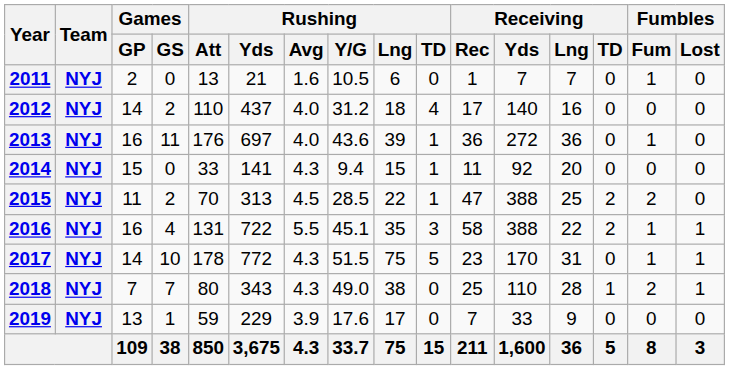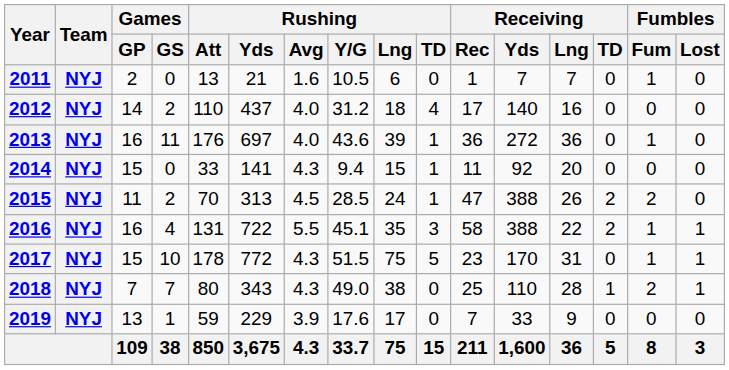(395, 199) 22 -> (395, 199) 24
(572, 199) 25 -> (572, 199) 26
(132, 259) 14 -> (132, 259) 15
